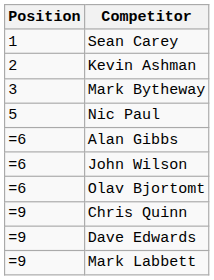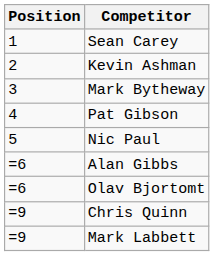+ row: (133, 115)
- row: (138, 164)
- row: (142, 238)
